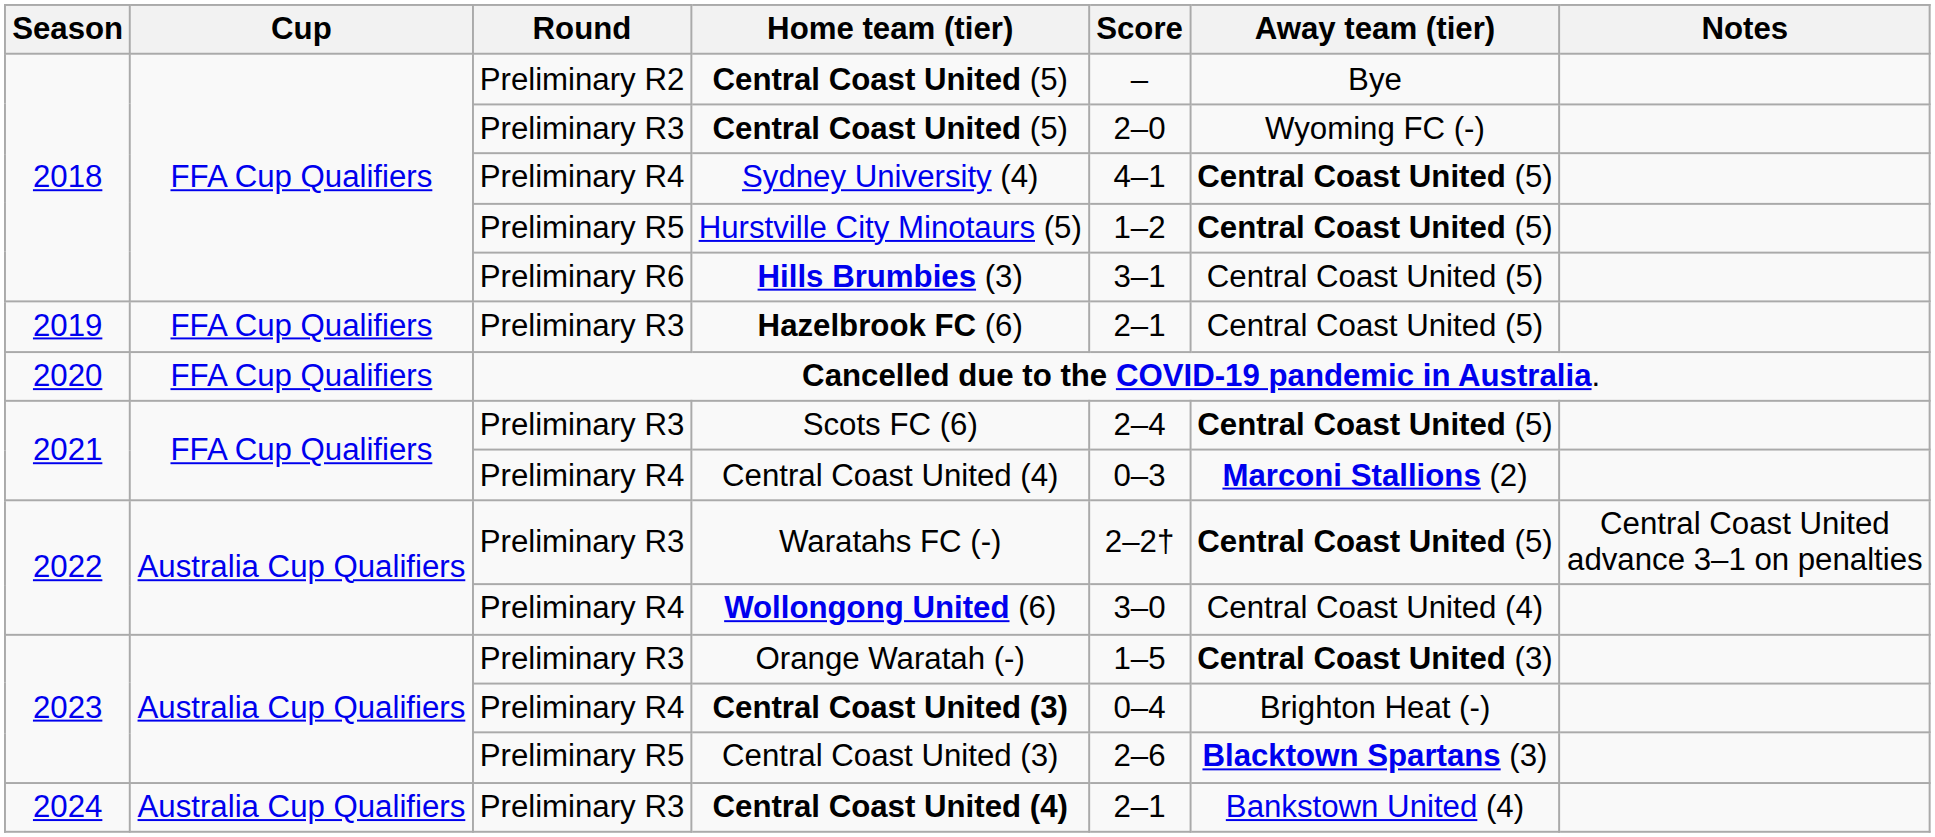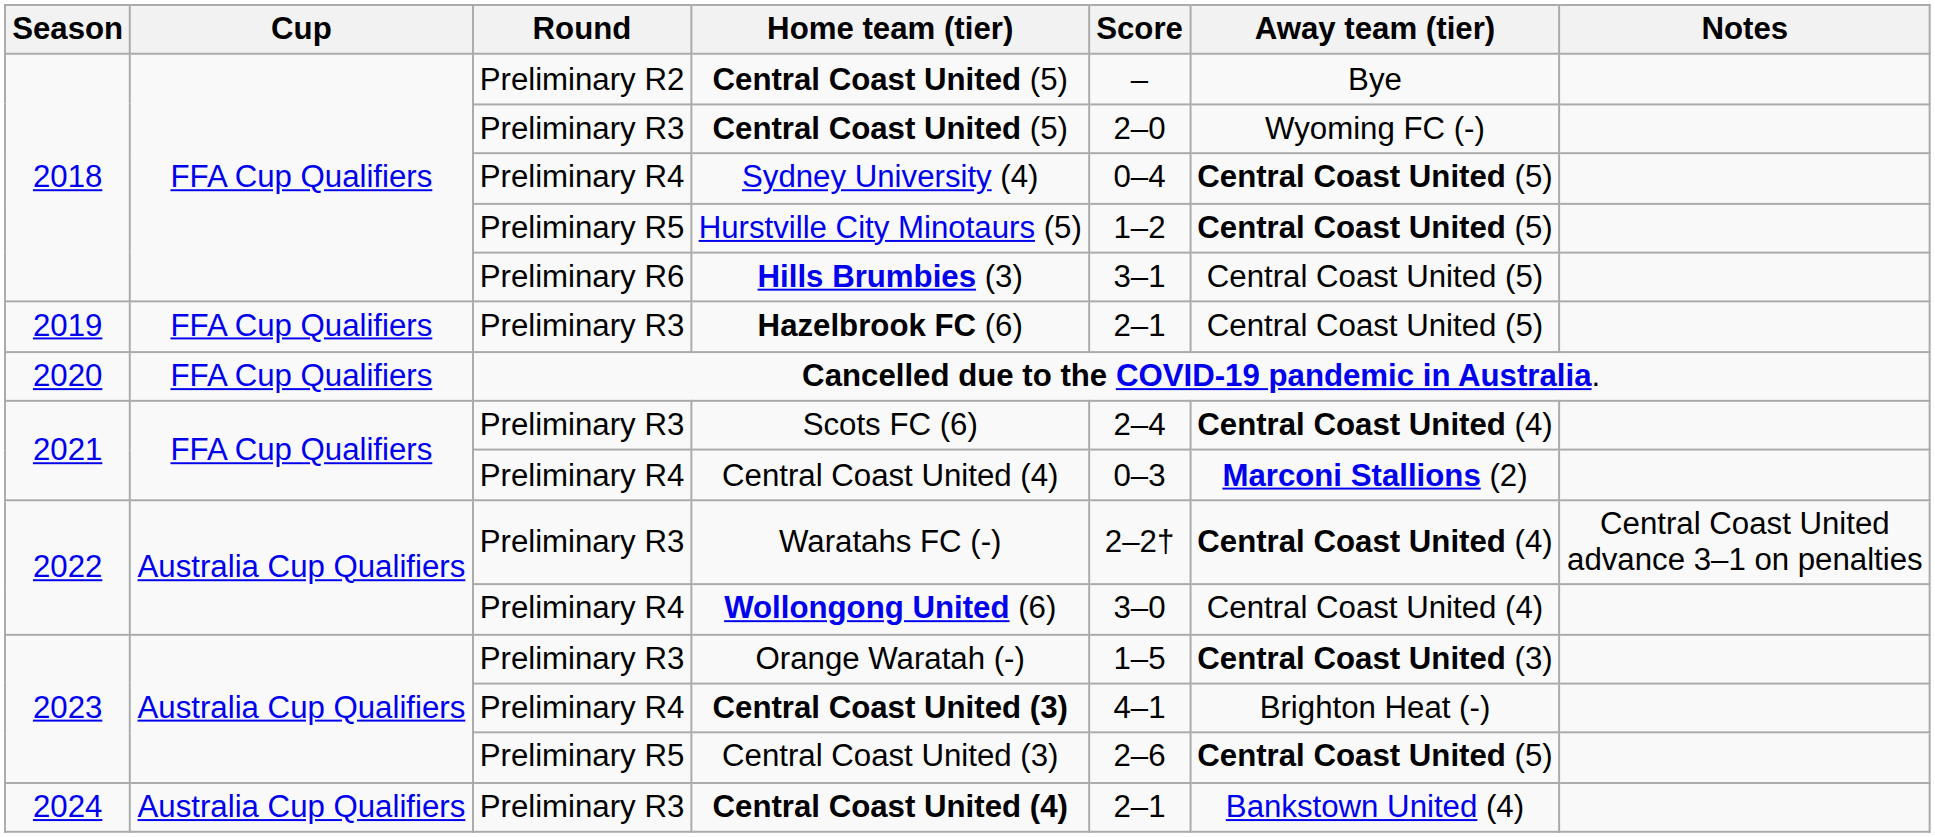(1140, 177) 4–1 -> (1140, 177) 0–4
(1375, 425) Central Coast United (5) -> (1375, 425) Central Coast United (4)
(1375, 541) Central Coast United (5) -> (1375, 541) Central Coast United (4)
(1140, 707) 0–4 -> (1140, 707) 4–1
(1375, 757) Blacktown Spartans (3) -> (1375, 757) Central Coast United (5)
